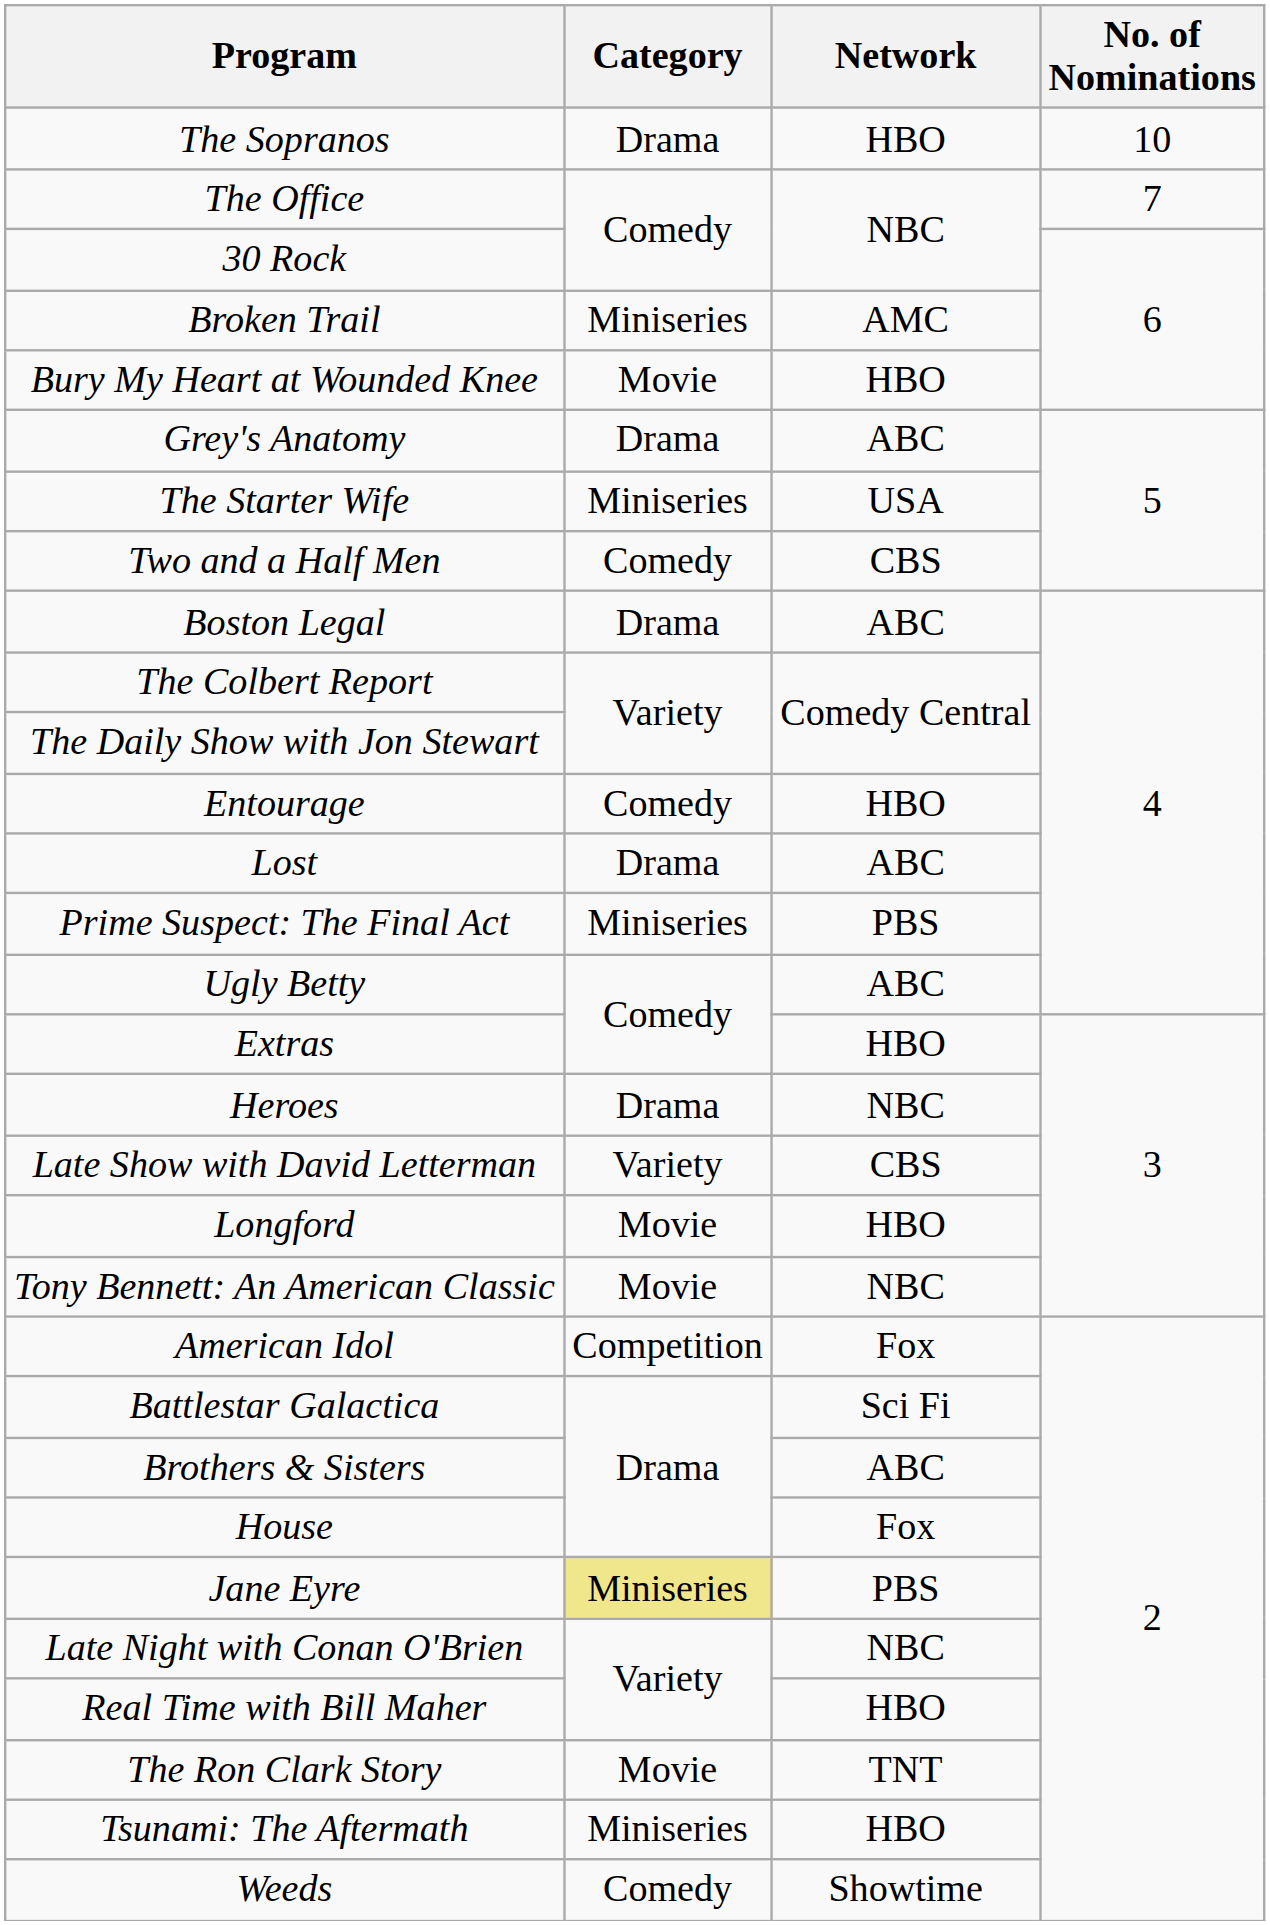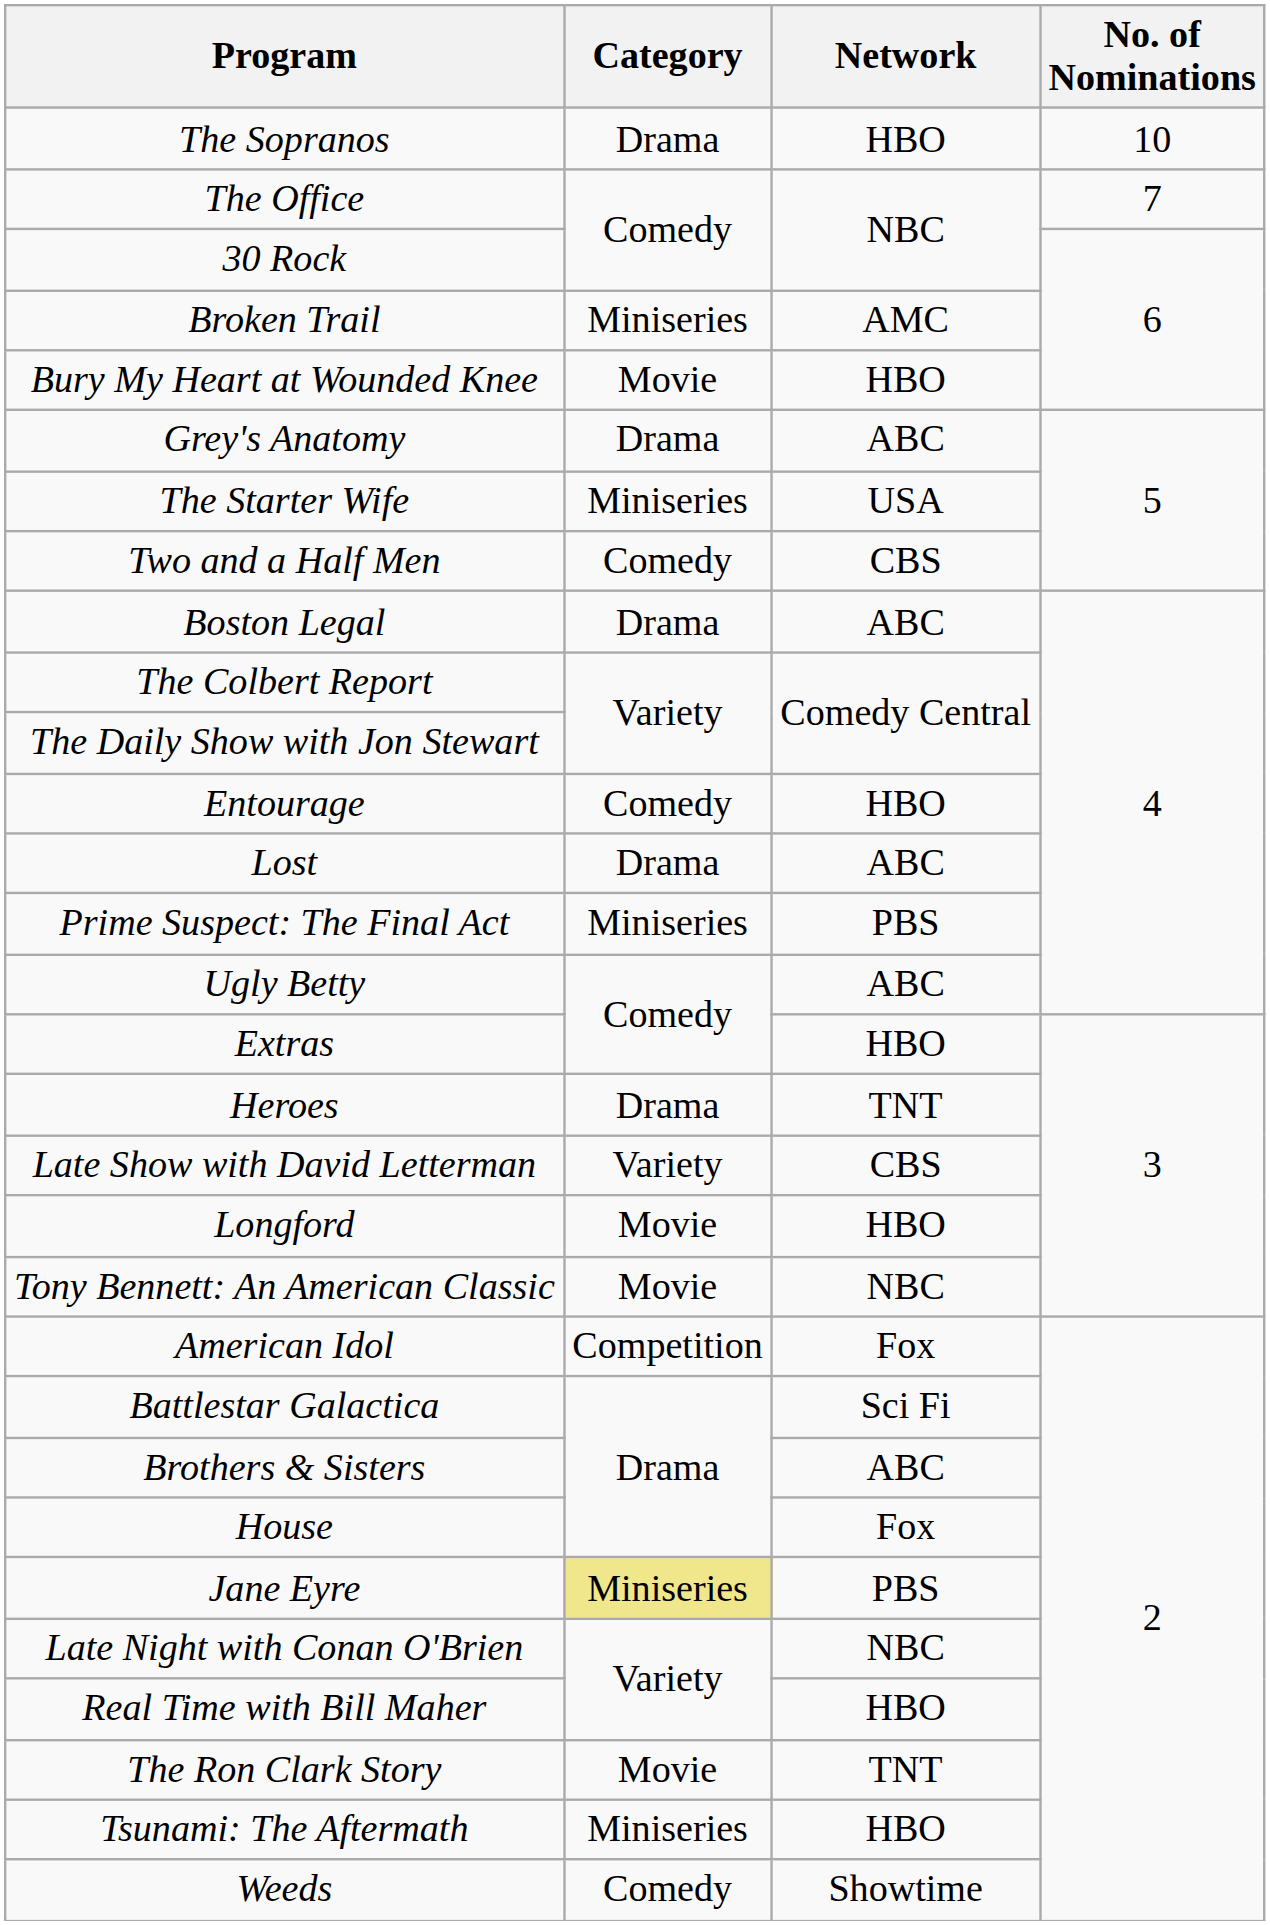(906, 1104) NBC -> (906, 1104) TNT
